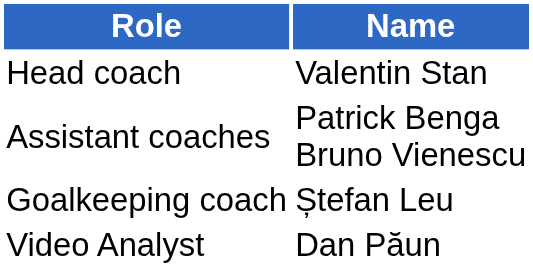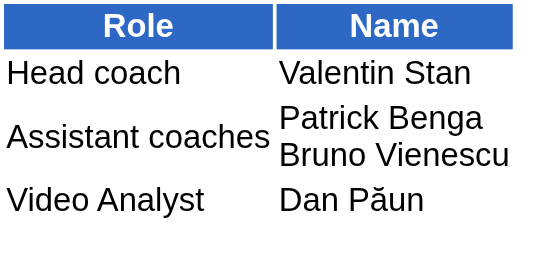- row: (147, 200)
